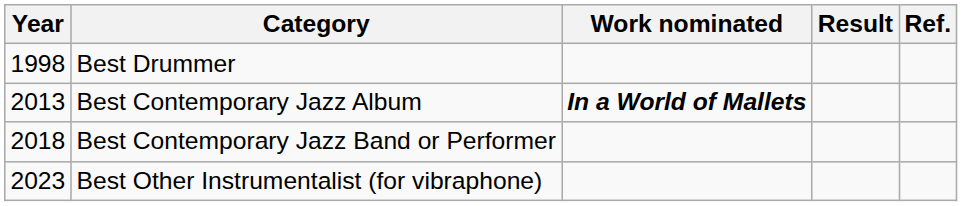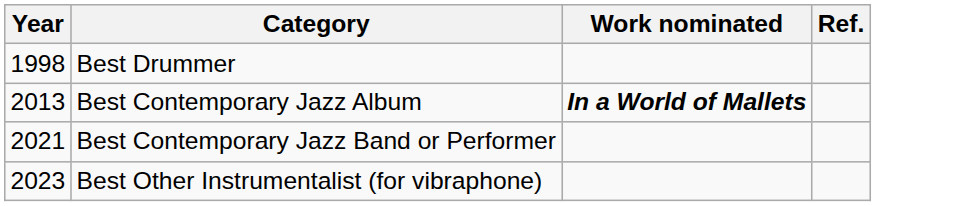- column: (855, 24)
(38, 141) 2018 -> (38, 141) 2021
